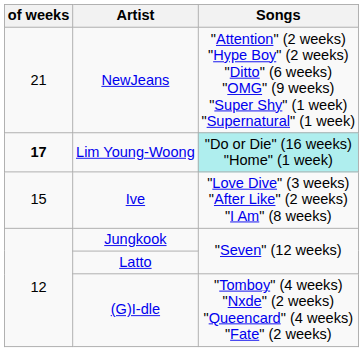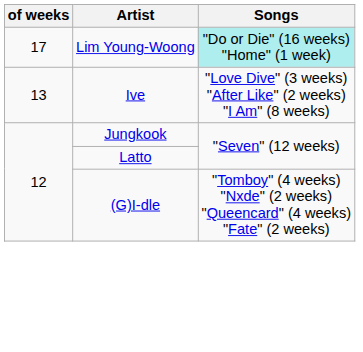- row: (135, 80)
(39, 152) bold -> (39, 47) normal
(39, 199) 15 -> (39, 94) 13
